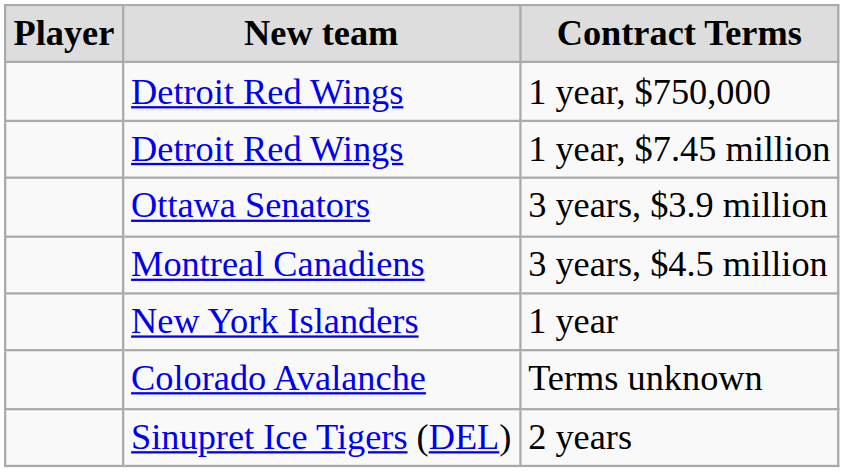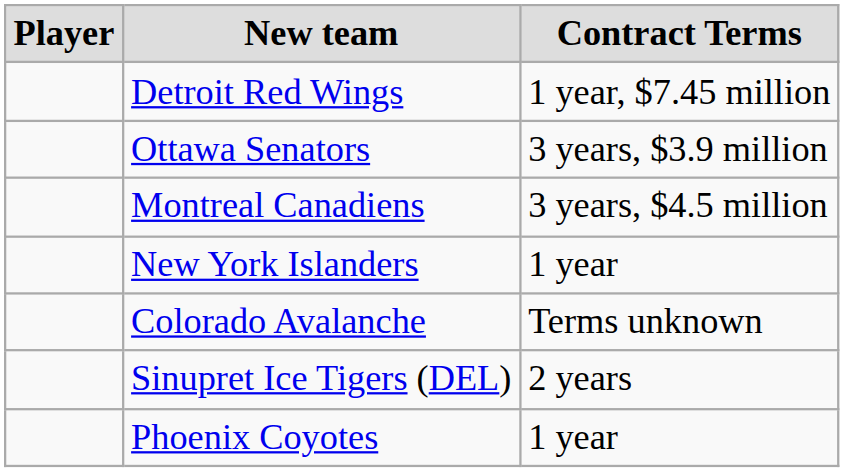- row: (267, 90)
+ row: (255, 436)
